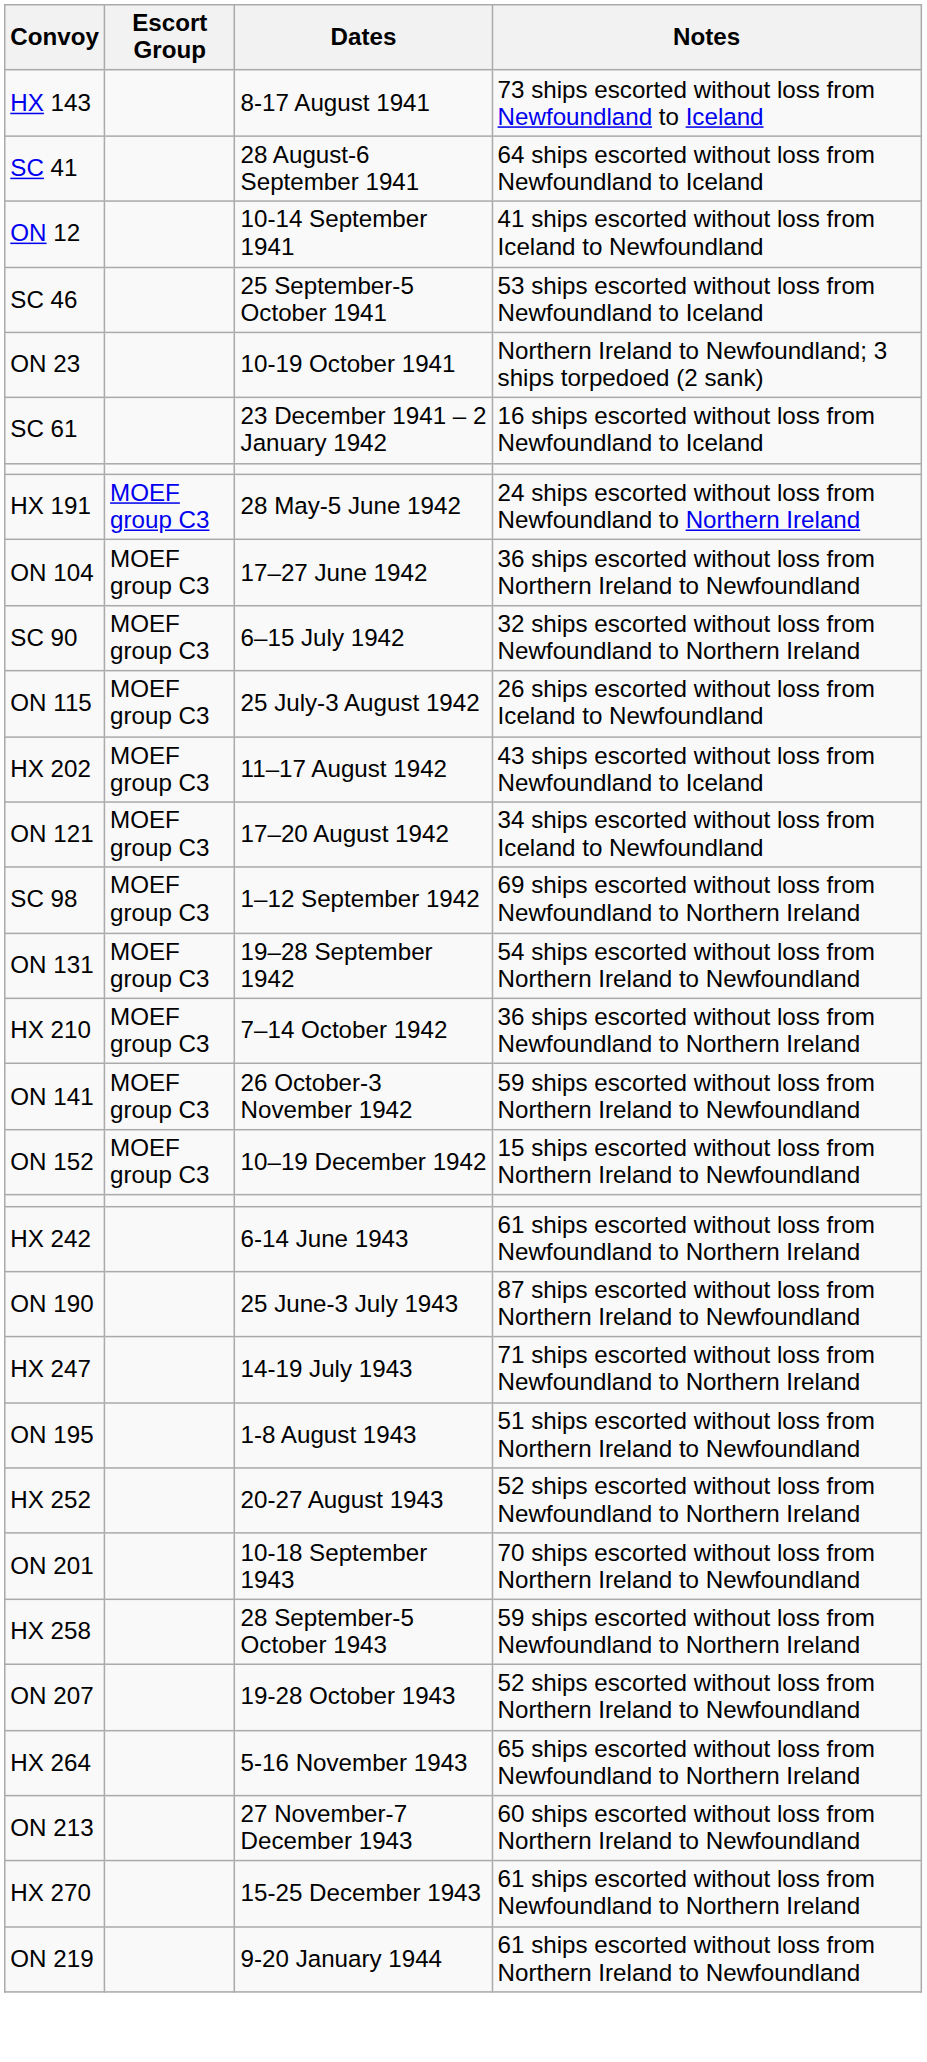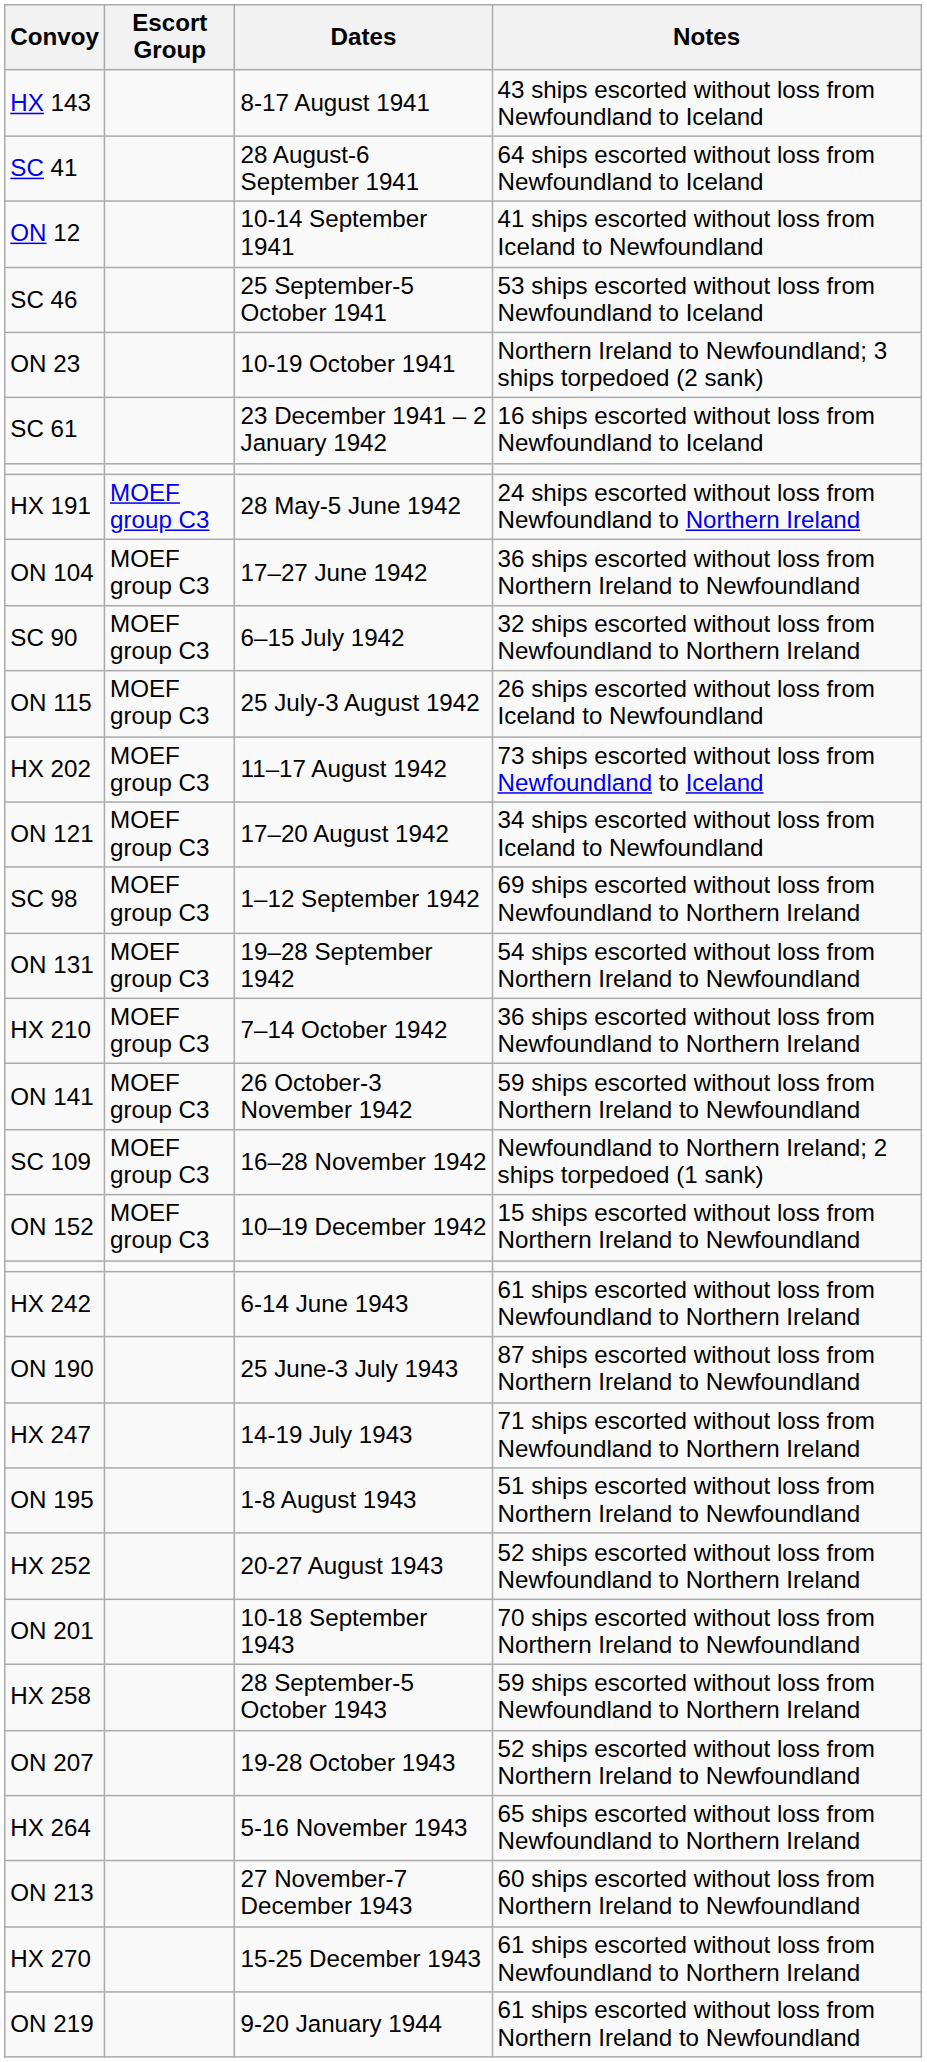(686, 102) 73 ships escorted without loss from Newfoundland to Iceland -> (686, 102) 43 ships escorted without loss from Newfoundland to Iceland
(686, 768) 43 ships escorted without loss from Newfoundland to Iceland -> (686, 768) 73 ships escorted without loss from Newfoundland to Iceland
+ row: (51, 1161)
